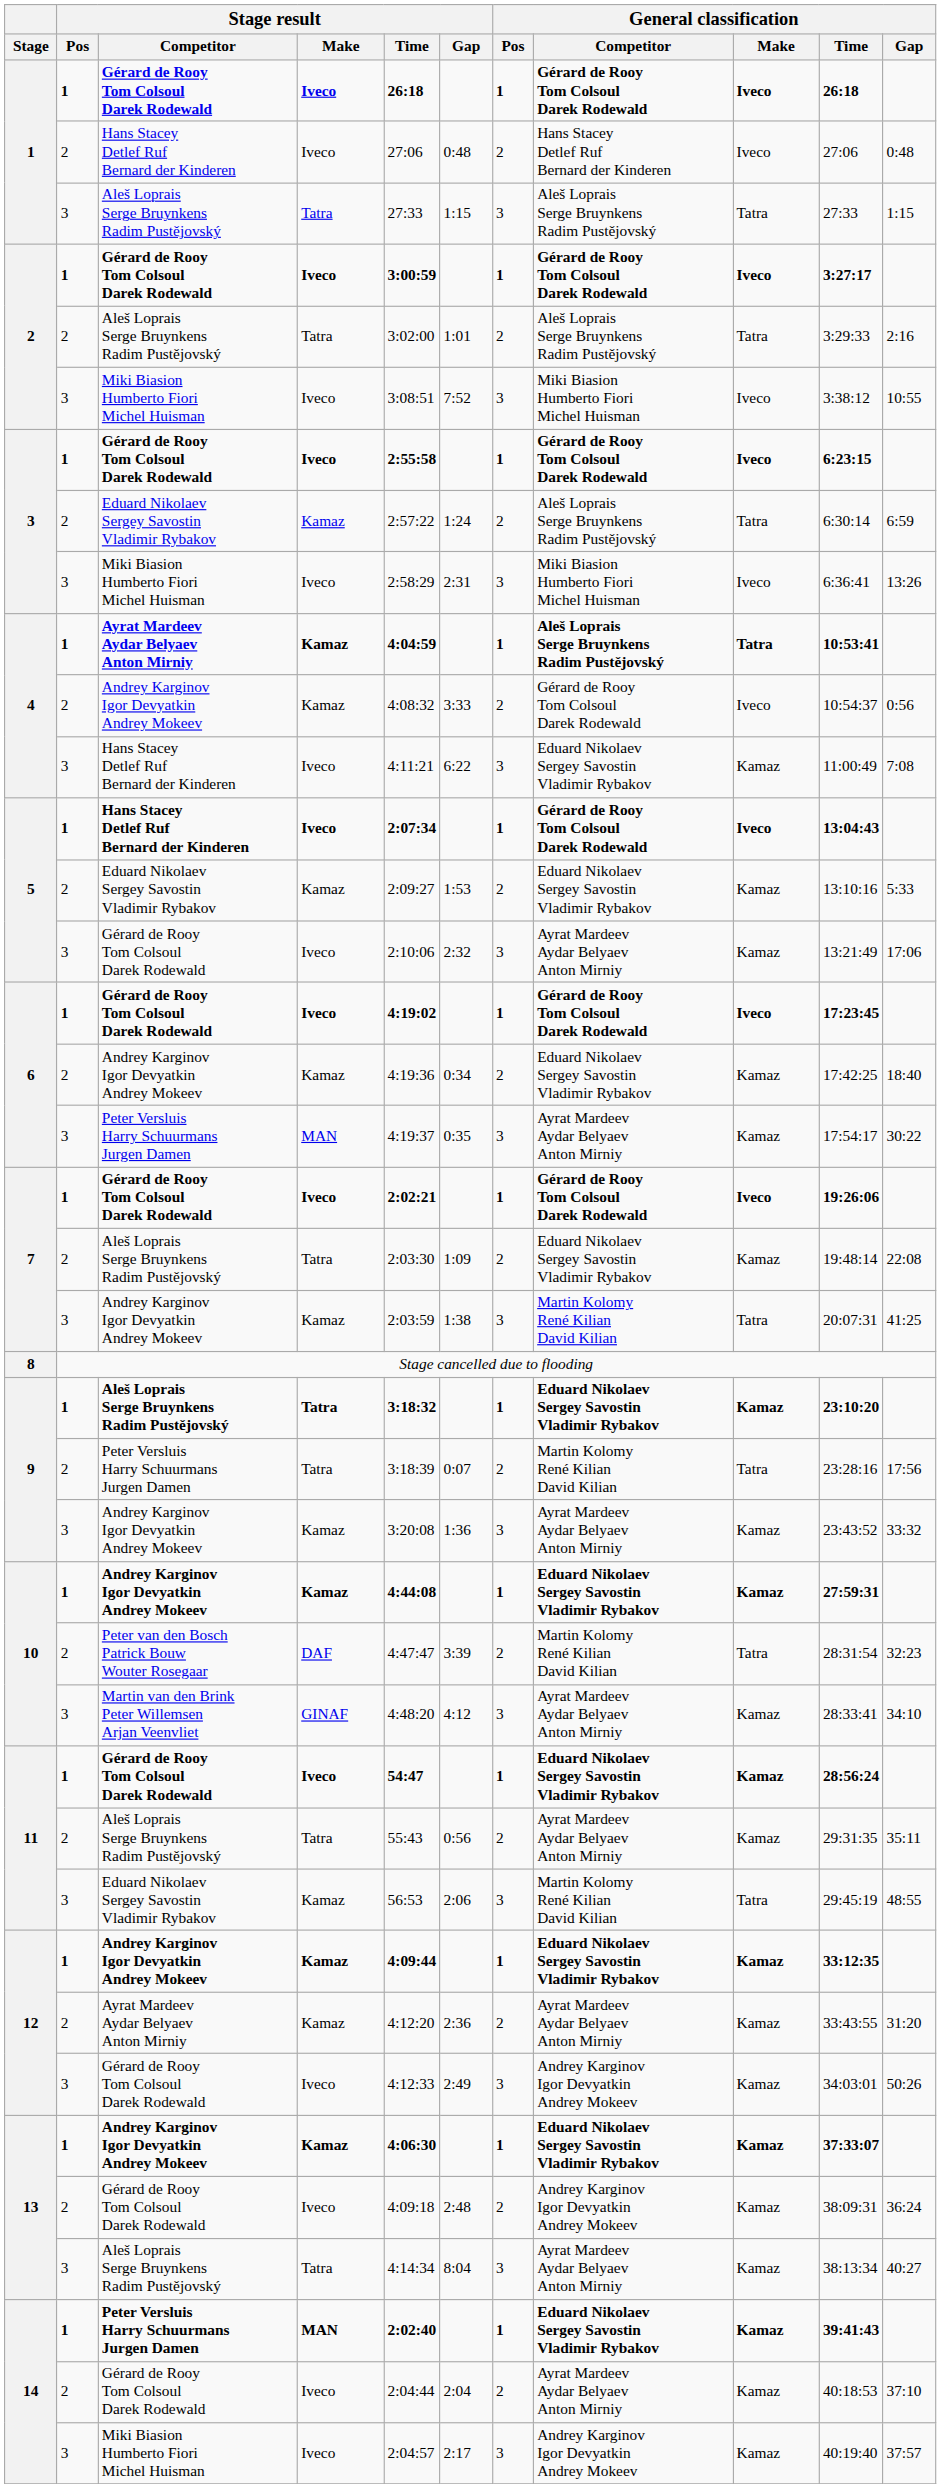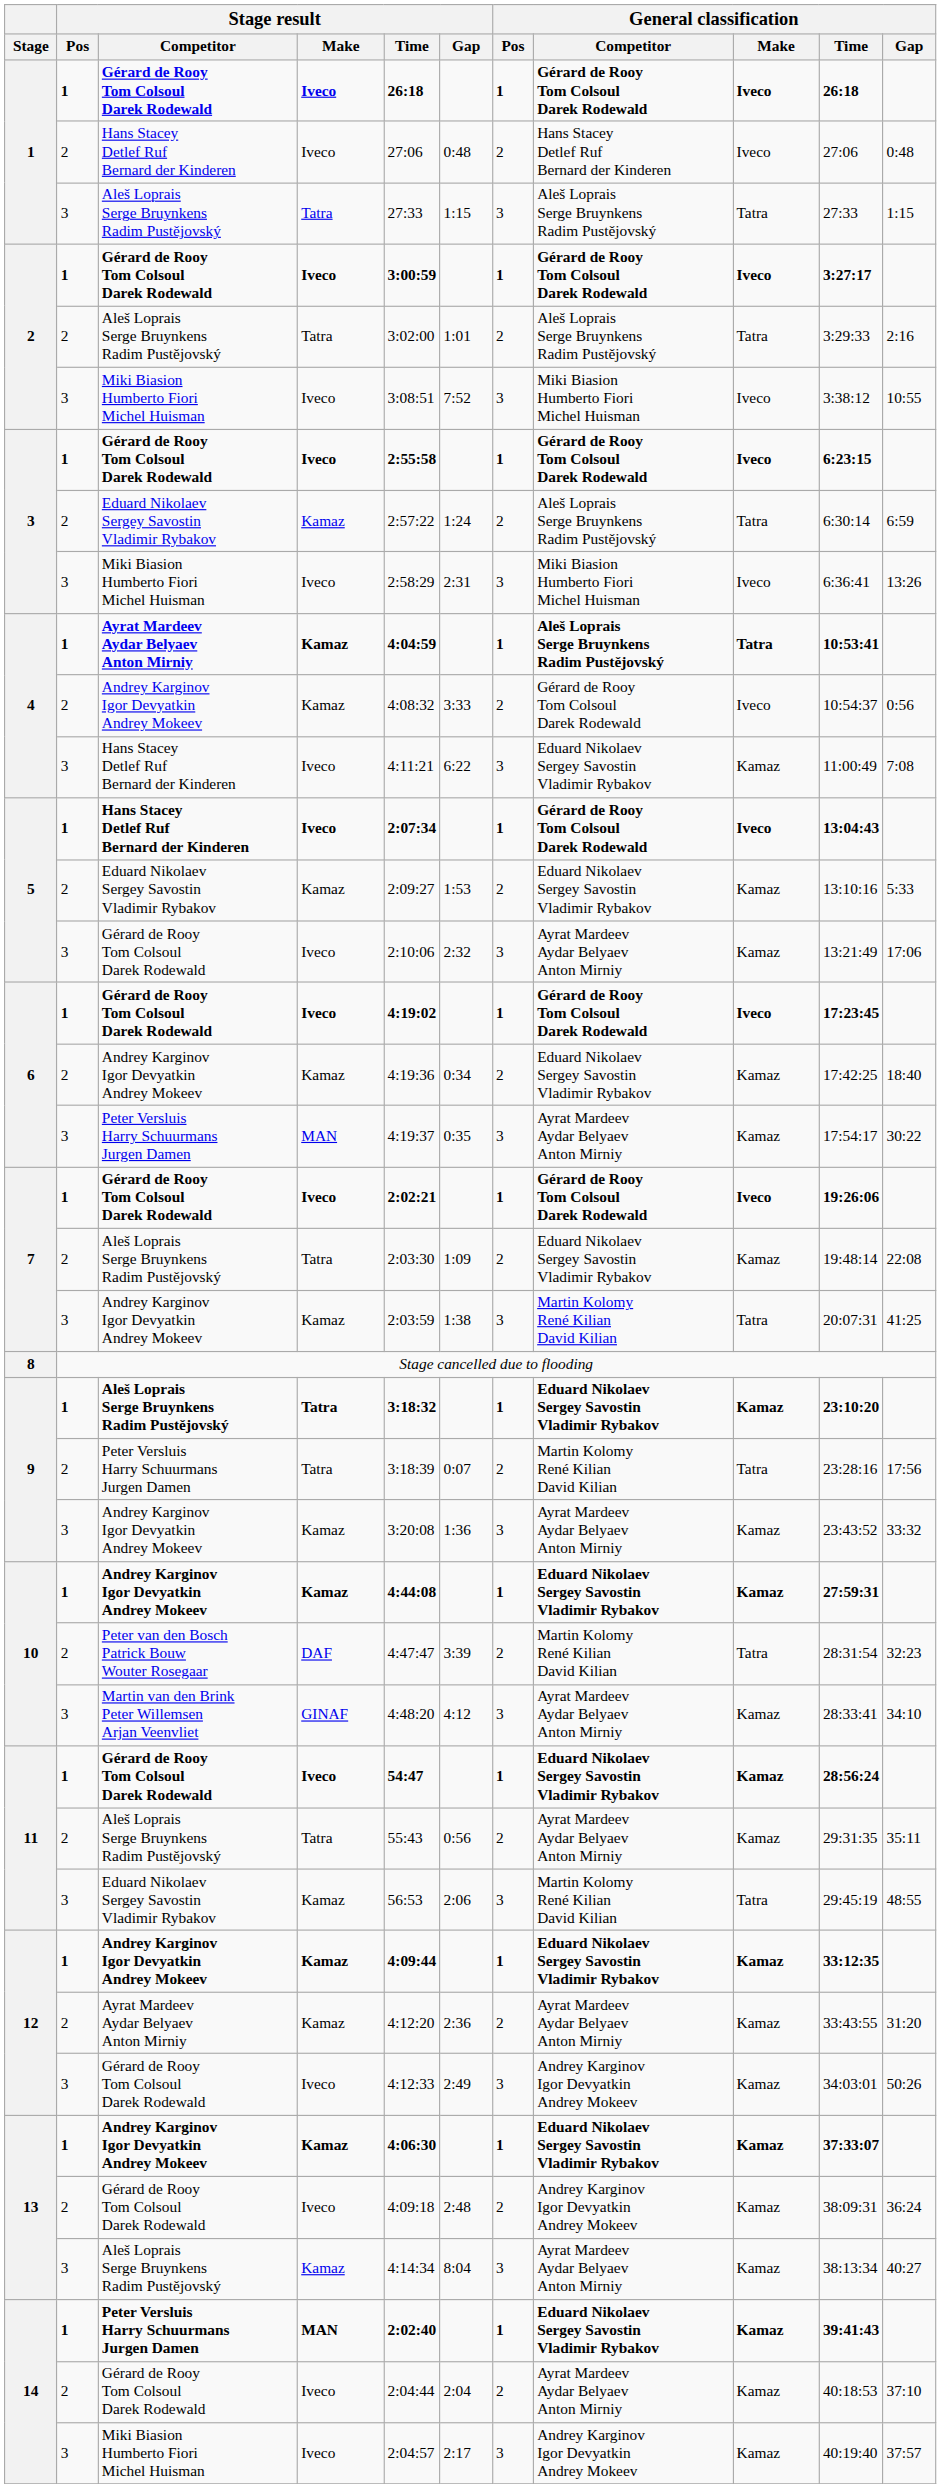(317, 2268) Tatra -> (323, 2268) Kamaz
